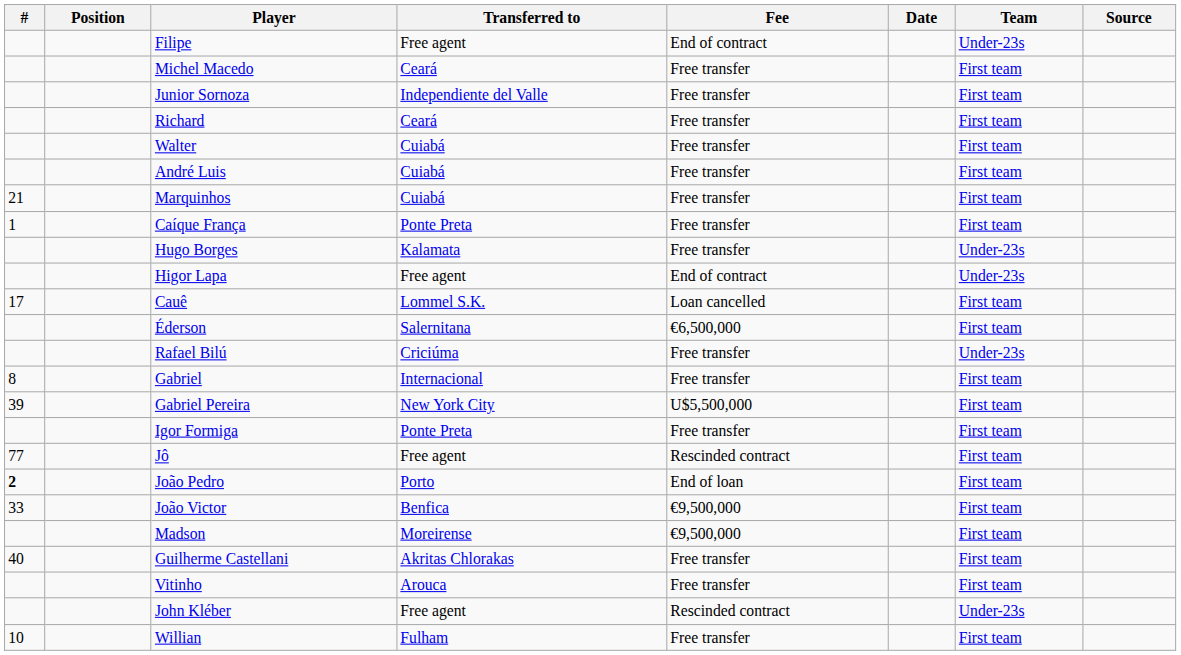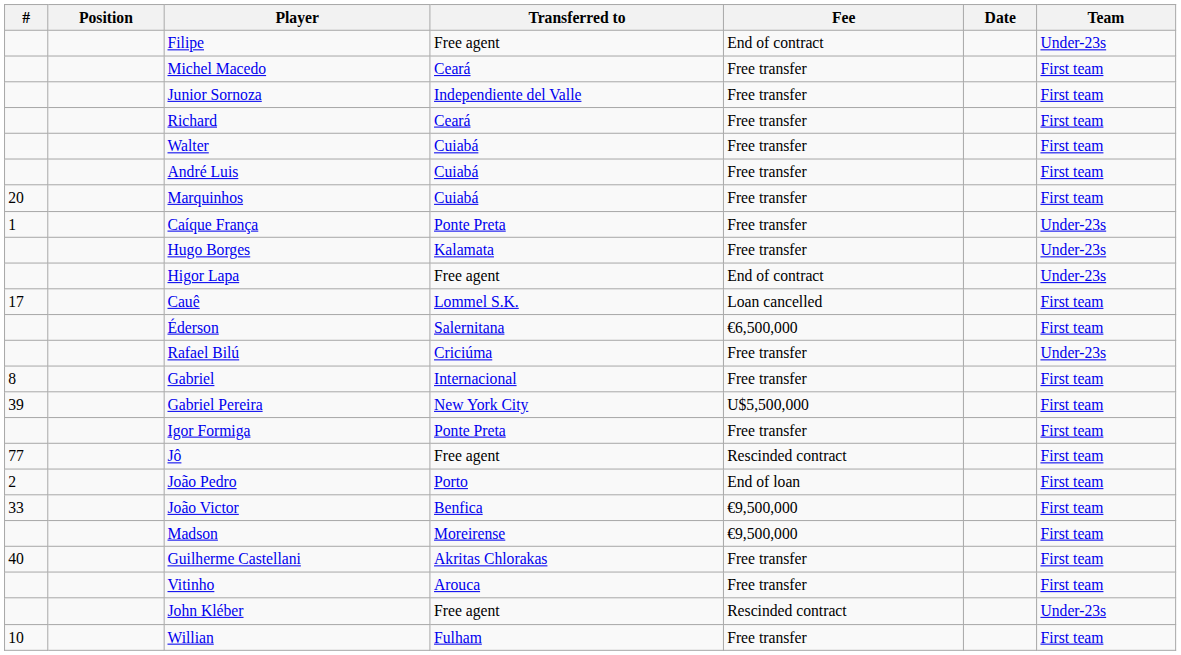- column: (1129, 17)
(16, 198) 21 -> (16, 198) 20
(990, 224) First team -> (1073, 224) Under-23s
(12, 482) bold -> (12, 482) normal
